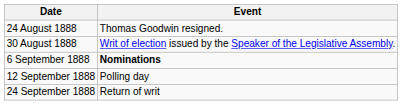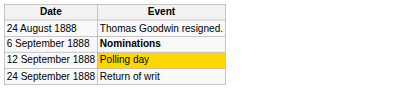- row: (42, 44)
(124, 76) no background -> (124, 60) gold background
